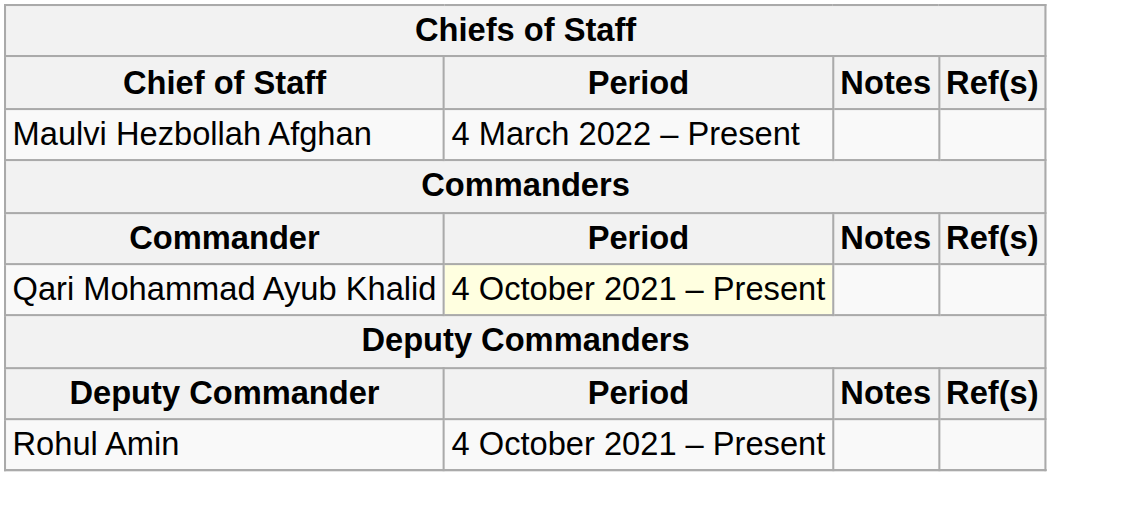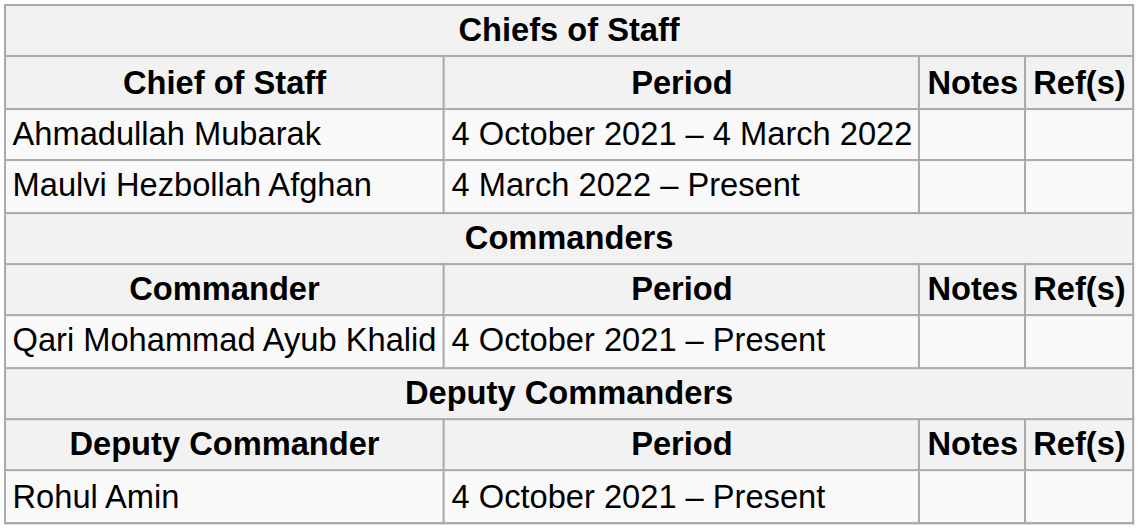+ row: (167, 133)
(638, 289) lightyellow background -> (638, 340) no background
